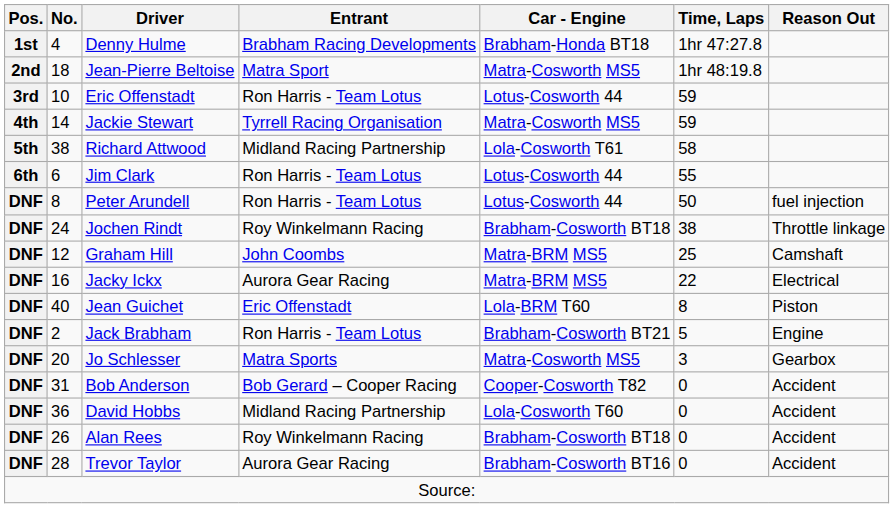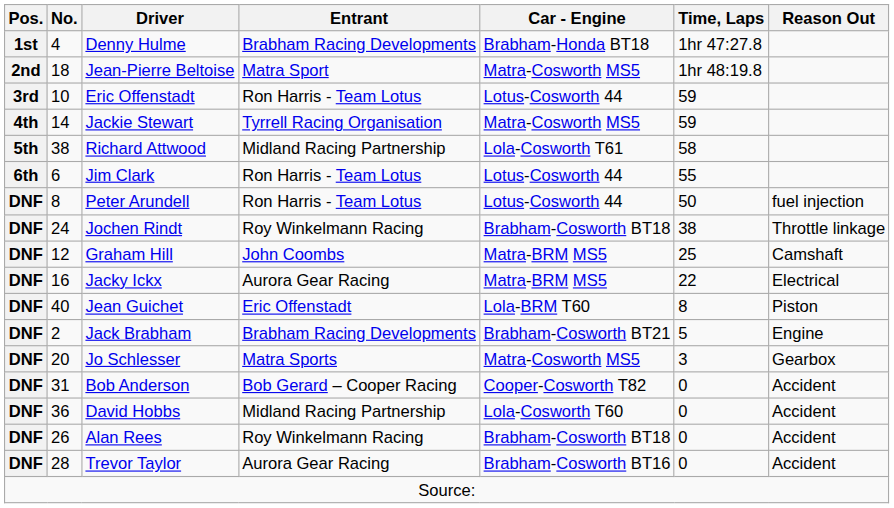(332, 333) Ron Harris - Team Lotus -> (359, 333) Brabham Racing Developments
